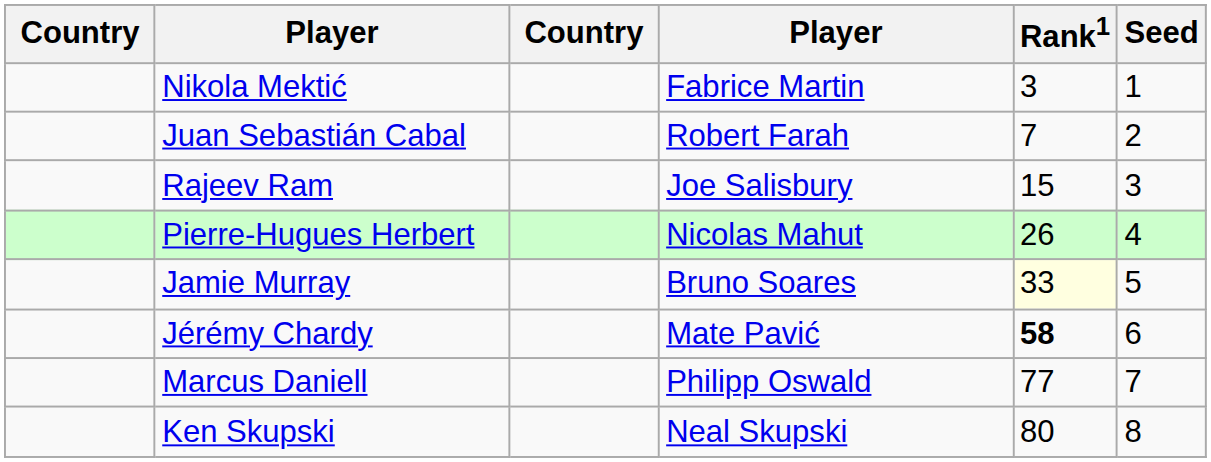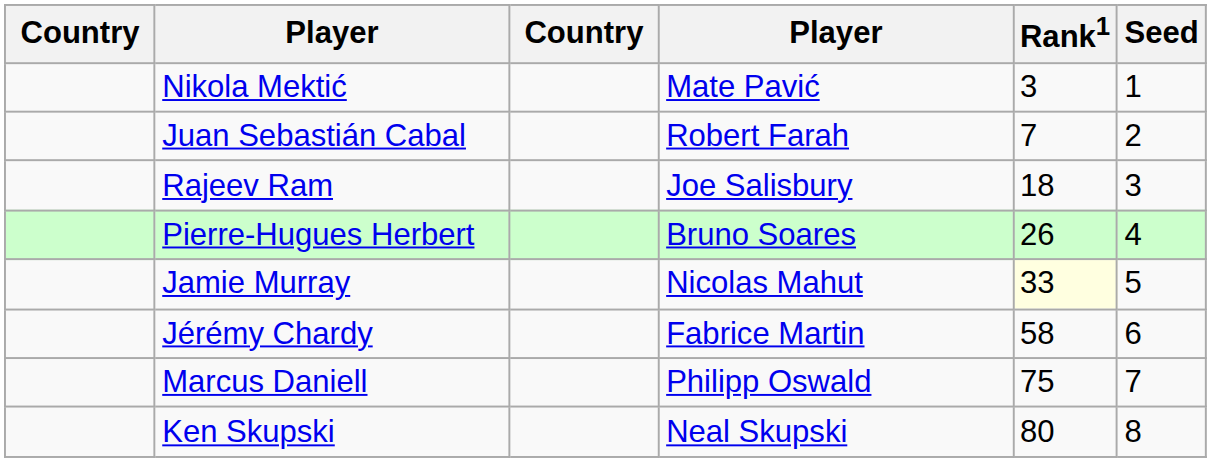(765, 86) Fabrice Martin -> (743, 86) Mate Pavić
(1037, 185) 15 -> (1037, 185) 18
(764, 234) Nicolas Mahut -> (761, 234) Bruno Soares
(761, 283) Bruno Soares -> (764, 283) Nicolas Mahut
(743, 332) Mate Pavić -> (765, 332) Fabrice Martin
(1037, 332) bold -> (1037, 332) normal
(1037, 382) 77 -> (1037, 382) 75
